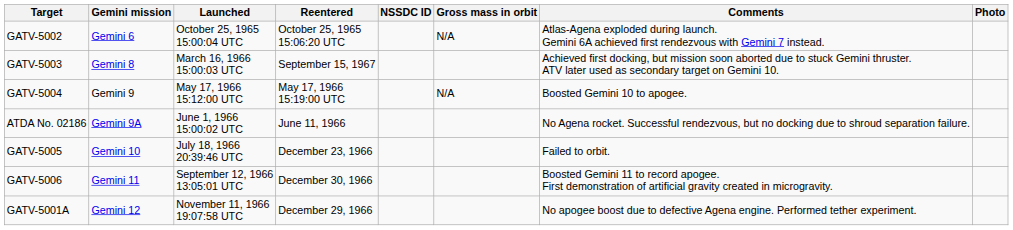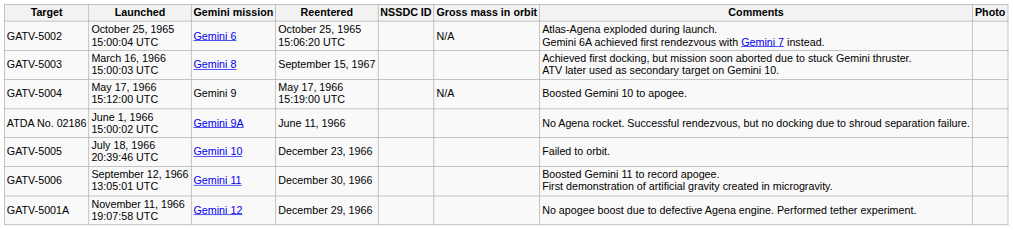columns swapped: (131, 13) <-> (225, 13)
